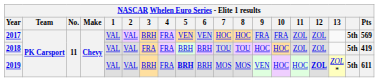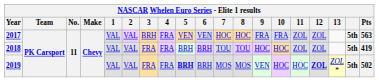(366, 36) 569 -> (366, 36) 563
(149, 66) BRH -> (149, 66) FRA
(366, 66) 611 -> (366, 66) 502
